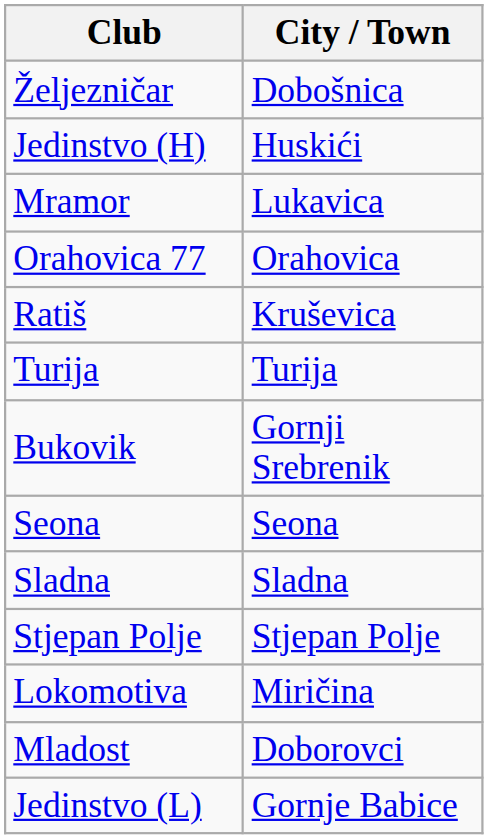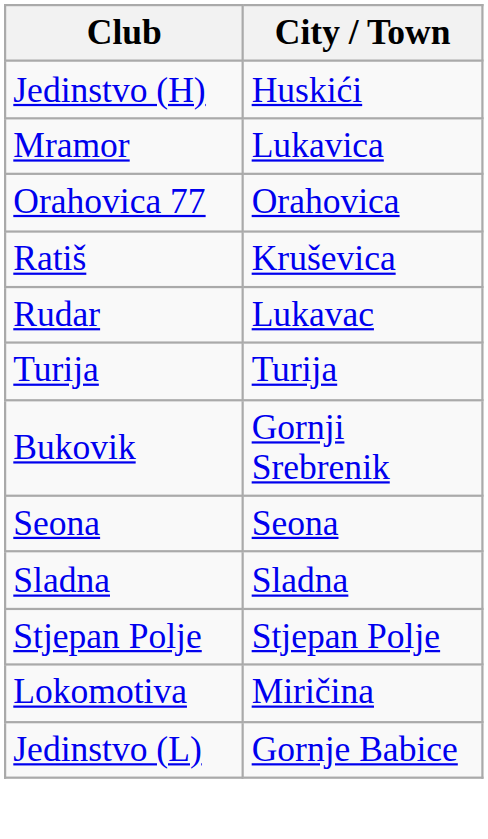- row: (93, 88)
+ row: (57, 314)
- row: (72, 748)
